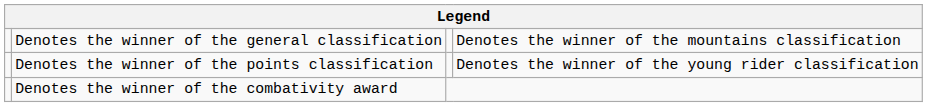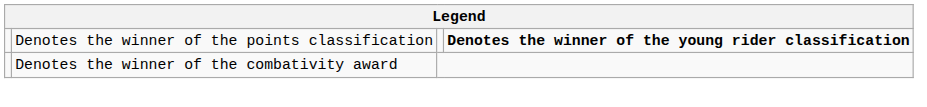- row: (229, 41)
(687, 65) normal -> (678, 41) bold
